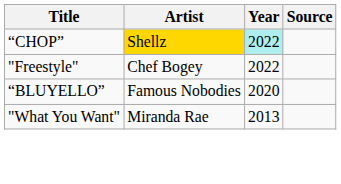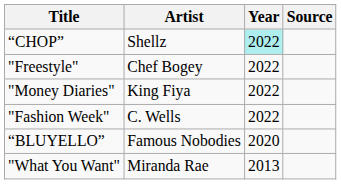(147, 41) gold background -> (147, 41) no background
+ row: (61, 91)
+ row: (59, 116)
